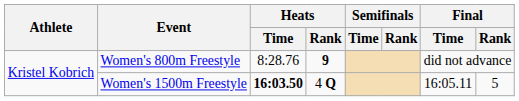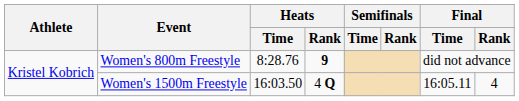(278, 84) bold -> (278, 84) normal
(495, 84) 5 -> (494, 84) 4
